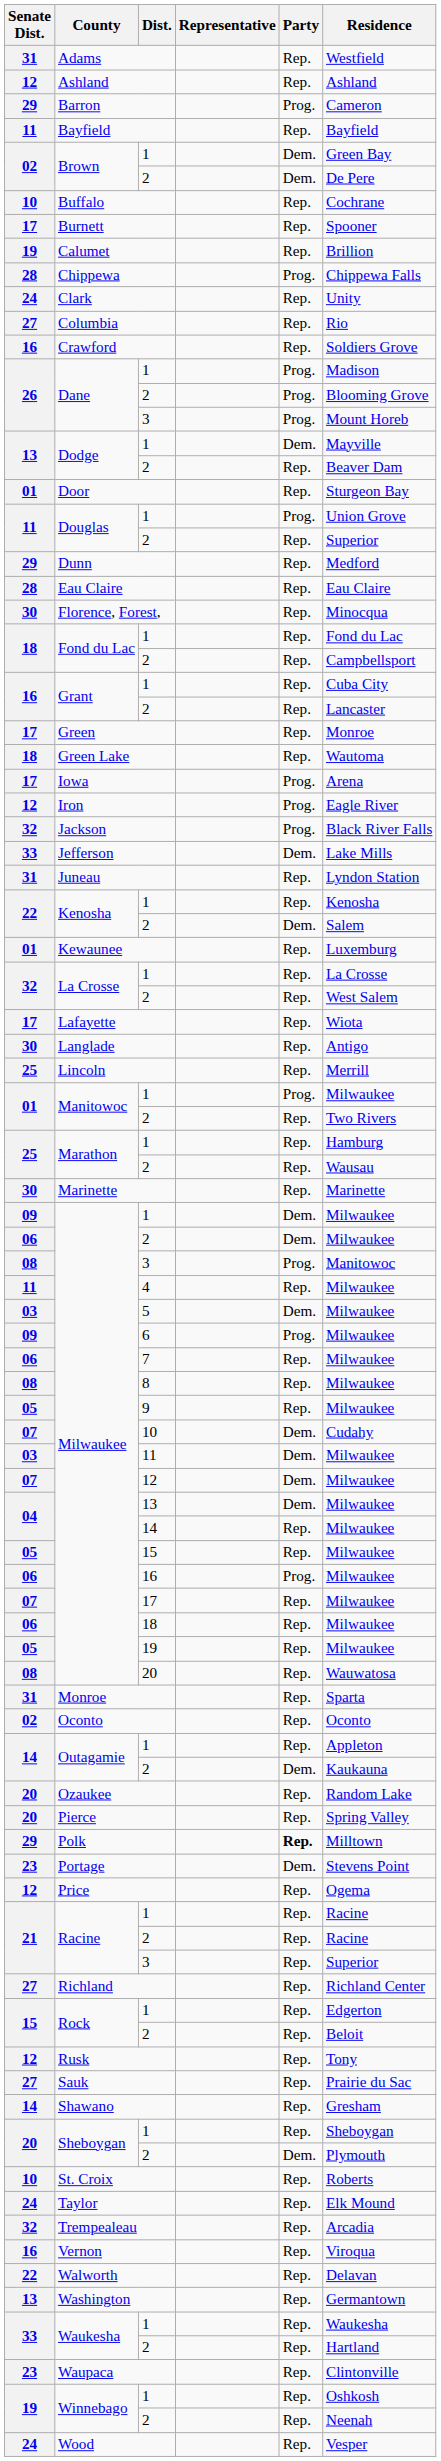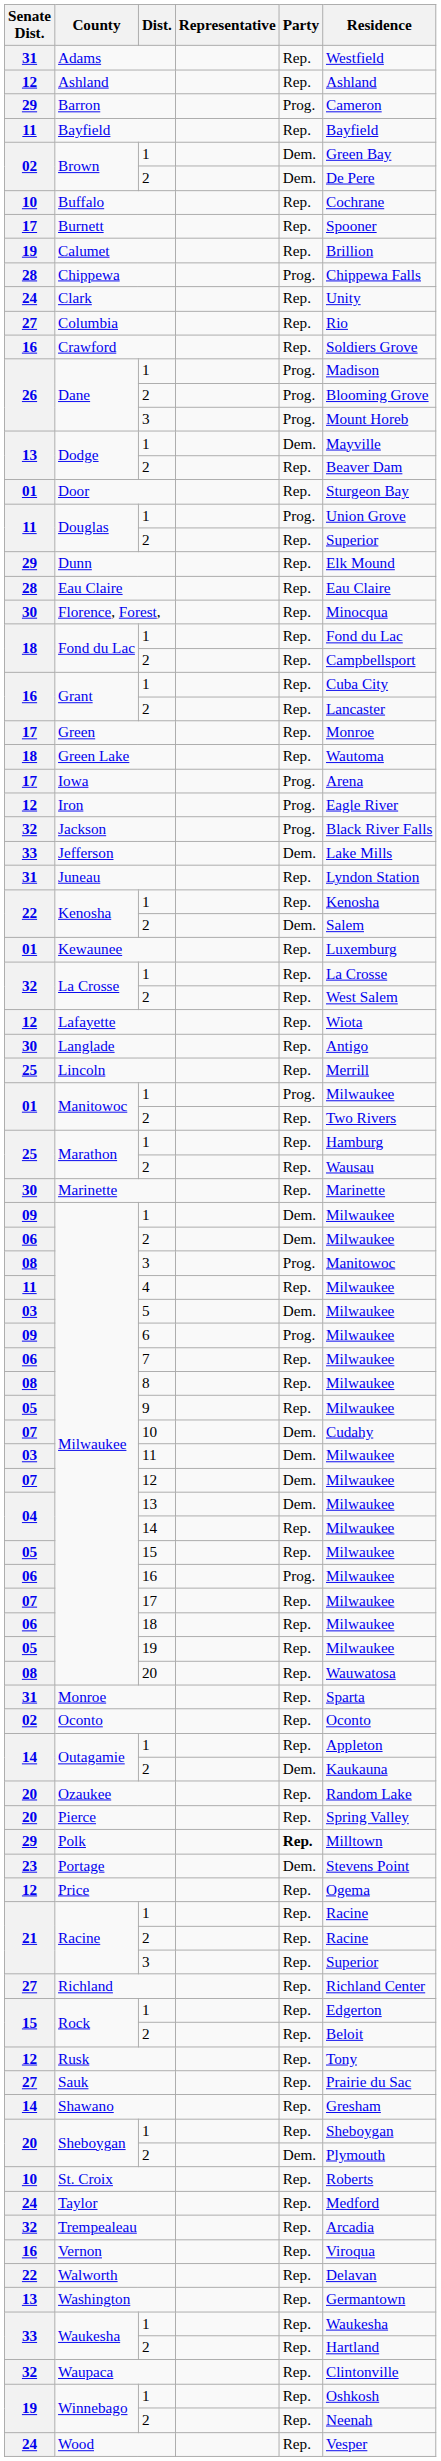(353, 563) Medford -> (360, 563) Elk Mound
(30, 1022) 17 -> (30, 1022) 12
(360, 2203) Elk Mound -> (353, 2203) Medford
(30, 2371) 23 -> (30, 2371) 32
